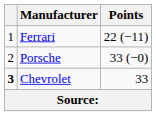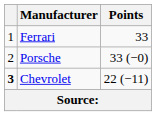(126, 36) 22 (−11) -> (142, 36) 33
(142, 79) 33 -> (126, 79) 22 (−11)
